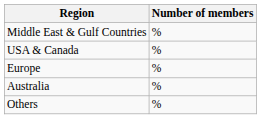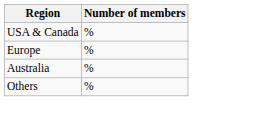- row: (77, 31)
